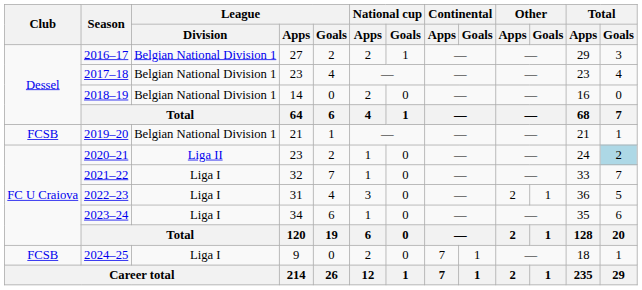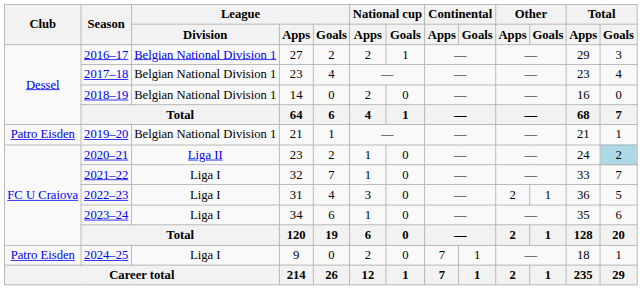(43, 134) FCSB -> (43, 134) Patro Eisden
(43, 255) FCSB -> (43, 255) Patro Eisden
